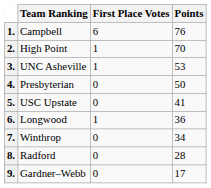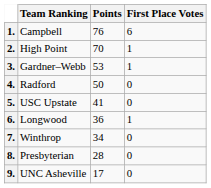columns swapped: (189, 13) <-> (131, 13)
(53, 67) UNC Asheville -> (53, 67) Gardner–Webb
(47, 85) Presbyterian -> (38, 85) Radford
(38, 156) Radford -> (47, 156) Presbyterian
(53, 174) Gardner–Webb -> (53, 174) UNC Asheville
